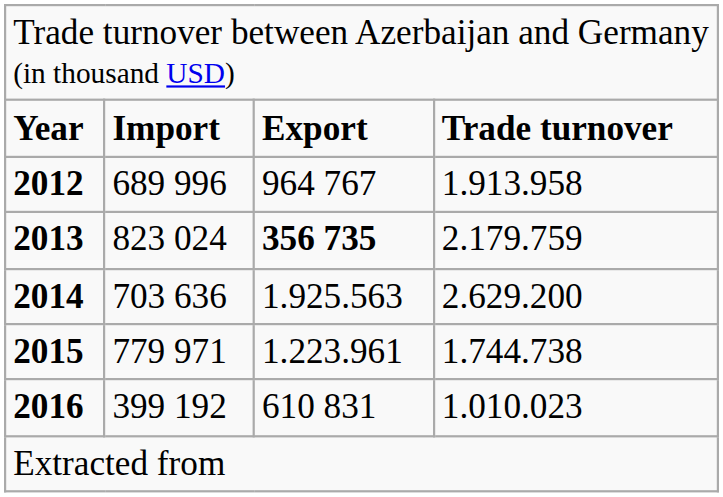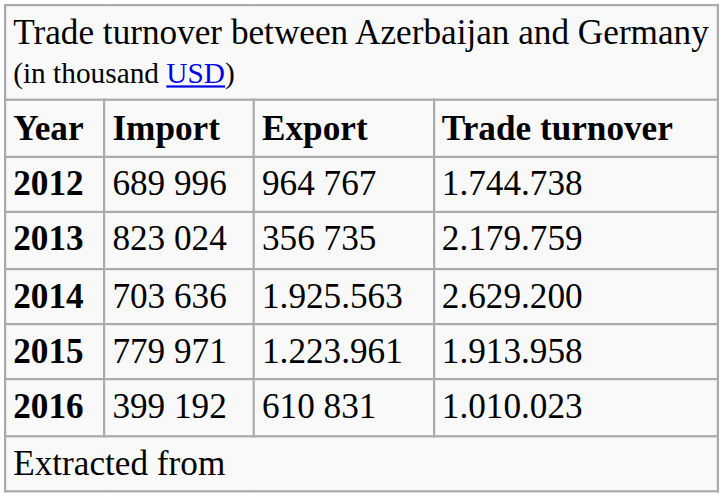(512, 183) 1.913.958 -> (512, 183) 1.744.738
(319, 239) bold -> (319, 239) normal
(512, 351) 1.744.738 -> (512, 351) 1.913.958
